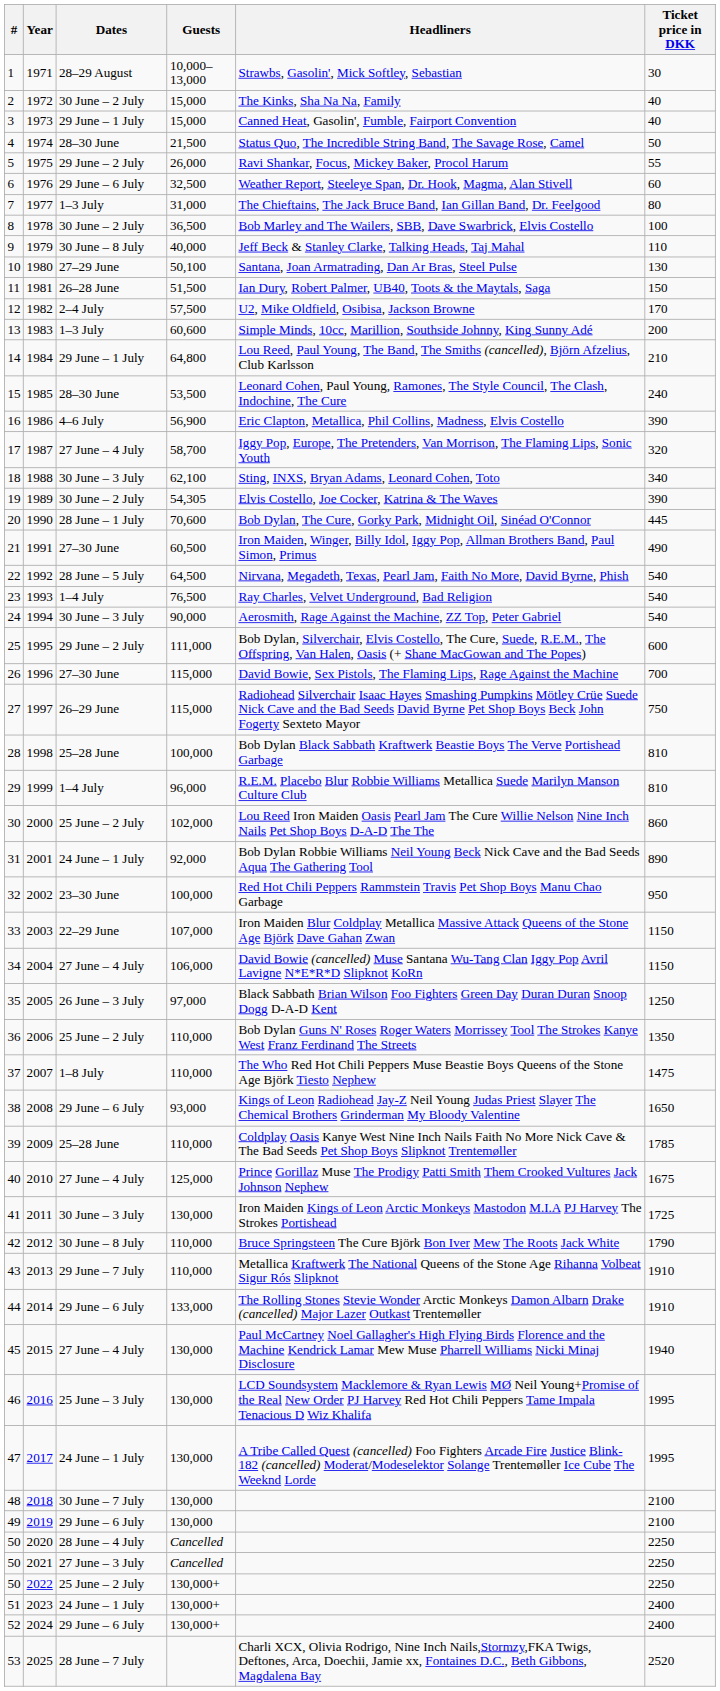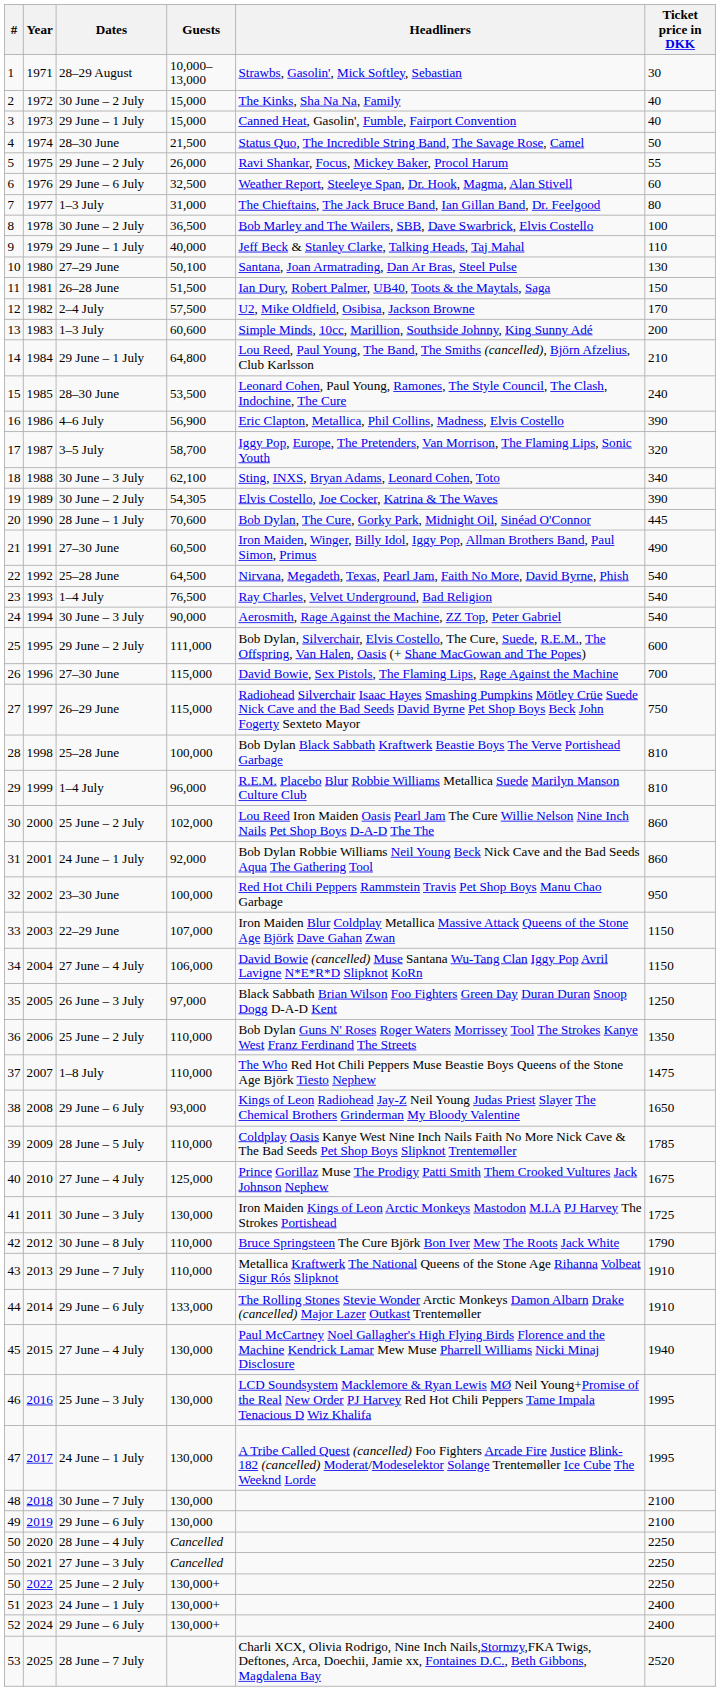(102, 246) 30 June – 8 July -> (102, 246) 29 June – 1 July
(102, 449) 27 June – 4 July -> (81, 449) 3–5 July
(102, 575) 28 June – 5 July -> (89, 575) 25–28 June
(658, 859) 890 -> (658, 859) 860
(89, 1143) 25–28 June -> (102, 1143) 28 June – 5 July
